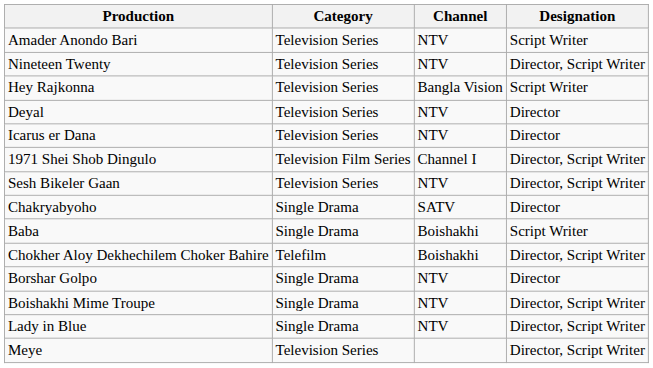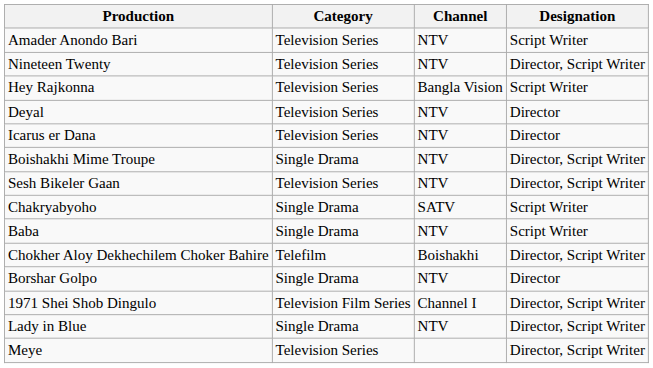rows swapped: (82, 159) <-> (81, 302)
(535, 207) Director -> (549, 207) Script Writer
(448, 231) Boishakhi -> (433, 231) NTV
